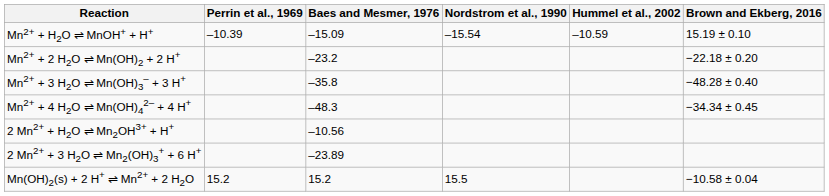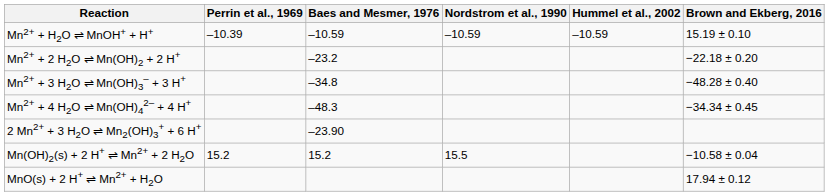(326, 35) –15.09 -> (326, 35) –10.59
(463, 35) –15.54 -> (463, 35) –10.59
(323, 83) –35.8 -> (323, 83) –34.8
- row: (91, 131)
(326, 155) –23.89 -> (326, 131) –23.90
+ row: (85, 179)
